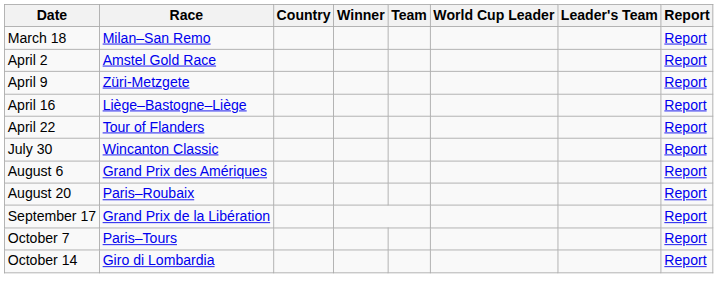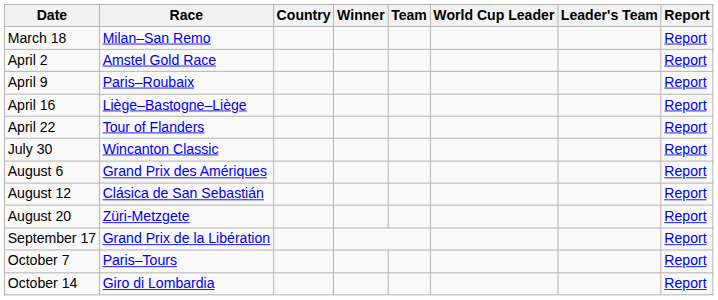(146, 82) Züri-Metzgete -> (148, 82) Paris–Roubaix
+ row: (39, 194)
(148, 194) Paris–Roubaix -> (146, 216) Züri-Metzgete
